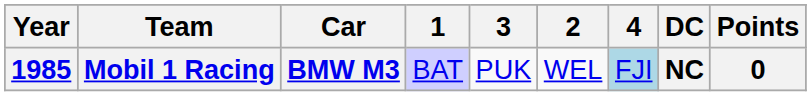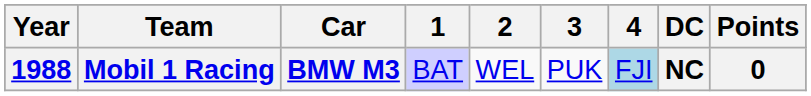columns swapped: (573, 26) <-> (503, 26)
(41, 69) 1985 -> (41, 69) 1988
